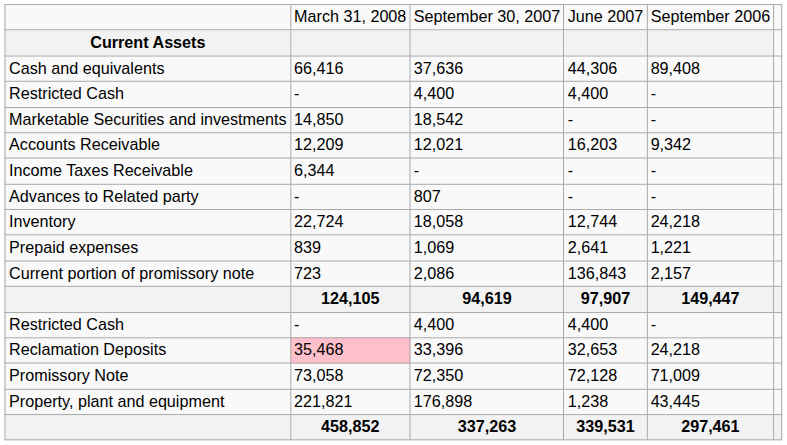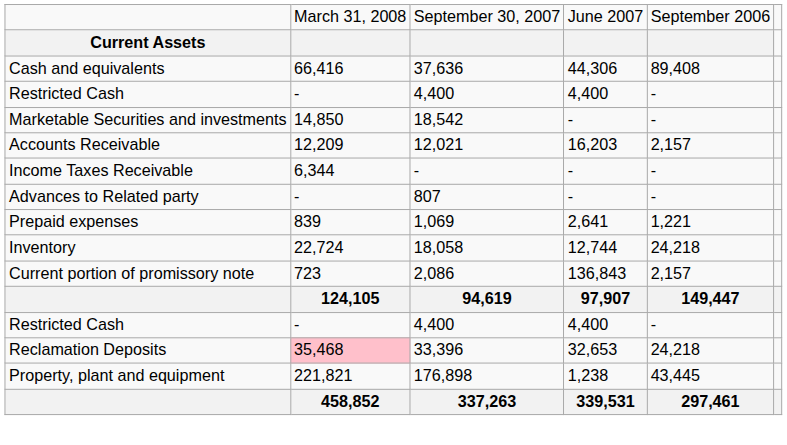(671, 145) 9,342 -> (671, 145) 2,157
rows swapped: (42, 222) <-> (74, 247)
- row: (69, 376)
